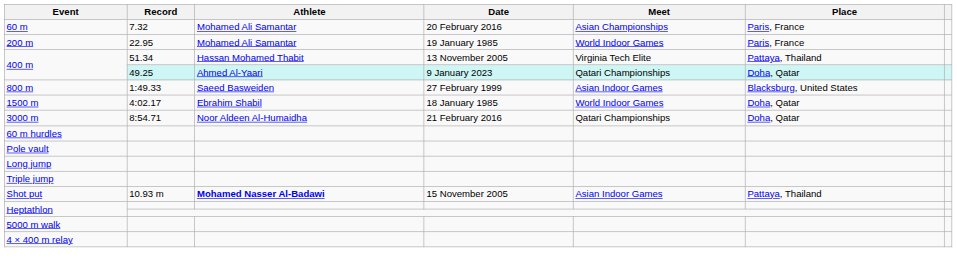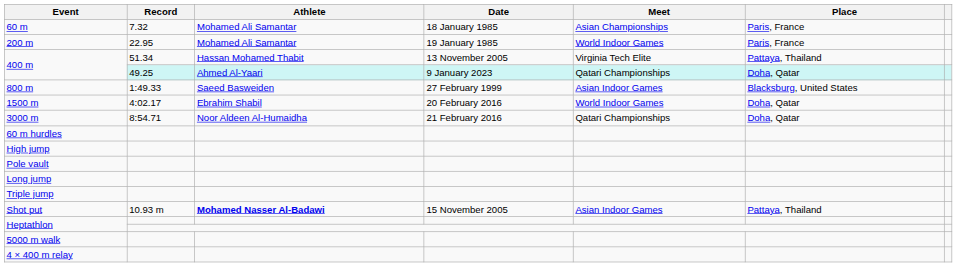(464, 27) 20 February 2016 -> (462, 27) 18 January 1985
(462, 103) 18 January 1985 -> (464, 103) 20 February 2016
+ row: (28, 149)
